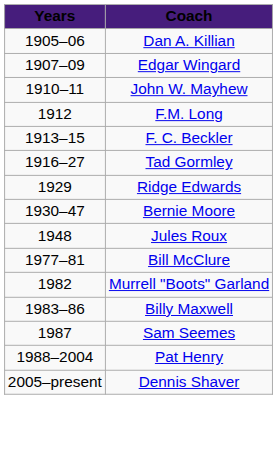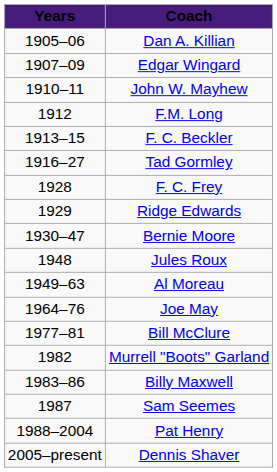+ row: (189, 187)
+ row: (189, 284)
+ row: (189, 308)
